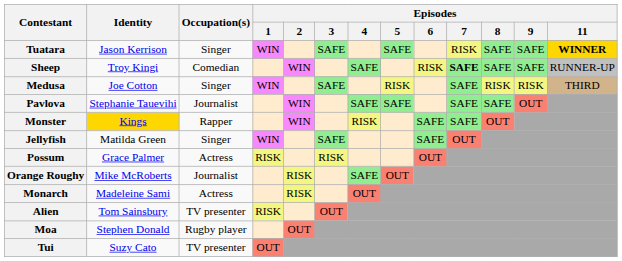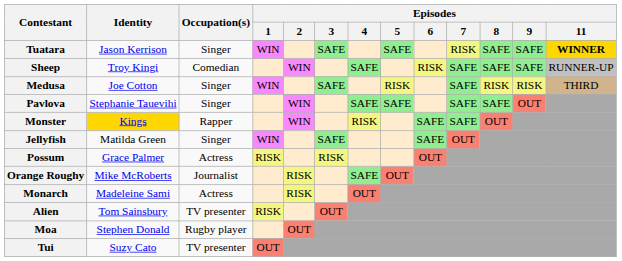(464, 67) bold -> (463, 67) normal
(216, 103) Journalist -> (216, 103) Singer
